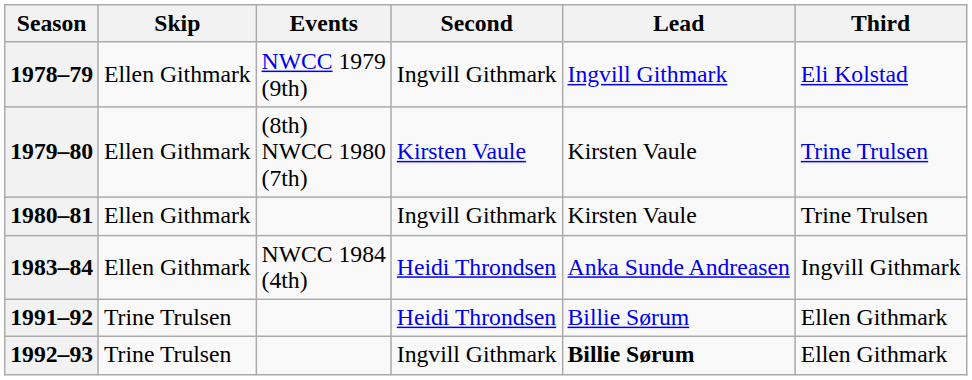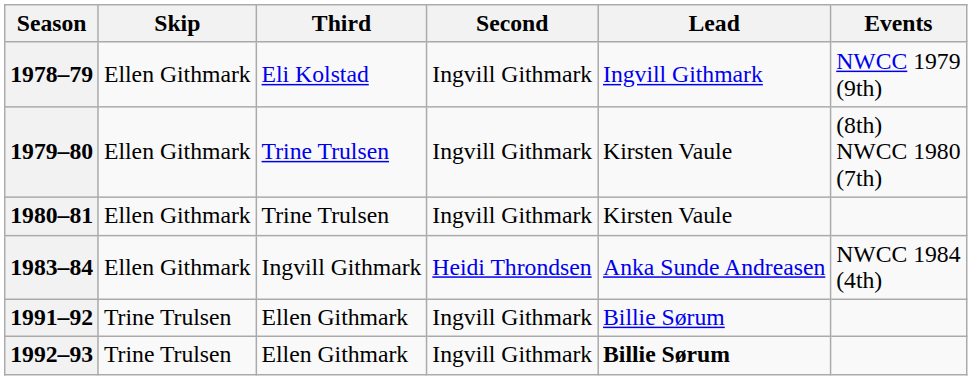columns swapped: (881, 23) <-> (324, 23)
(461, 151) Kirsten Vaule -> (512, 151) Ingvill Githmark
(476, 317) Heidi Throndsen -> (512, 317) Ingvill Githmark
